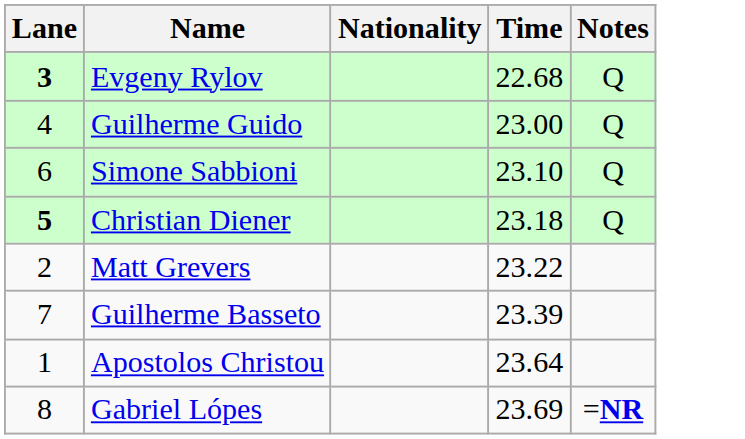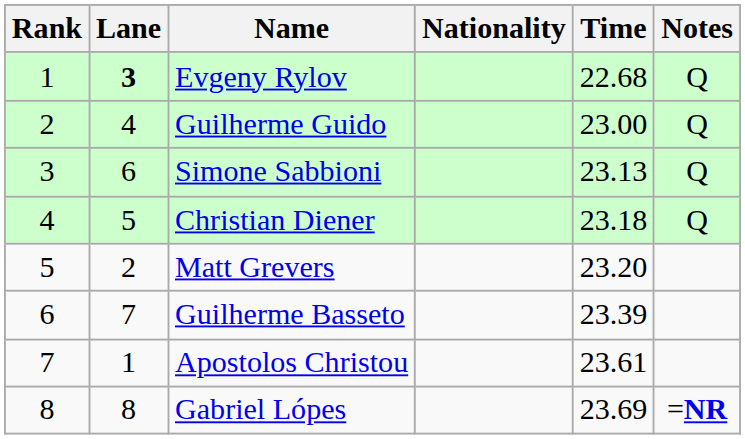+ column: (47, 28)
(529, 171) 23.10 -> (613, 171) 23.13
(44, 219) bold -> (129, 219) normal
(529, 266) 23.22 -> (613, 266) 23.20
(529, 362) 23.64 -> (613, 362) 23.61
